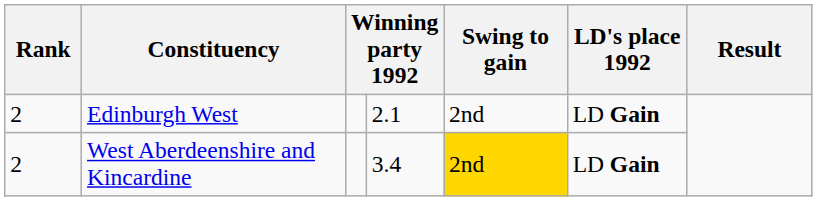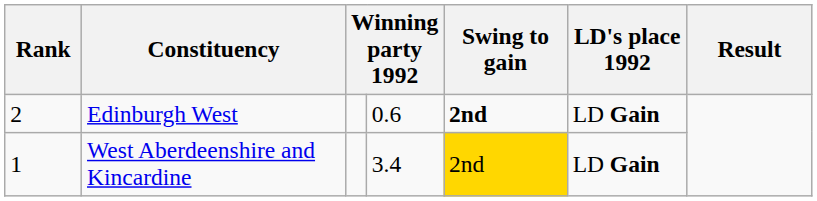(387, 113) 2.1 -> (387, 113) 0.6
(467, 113) normal -> (468, 113) bold
(16, 163) 2 -> (16, 163) 1
